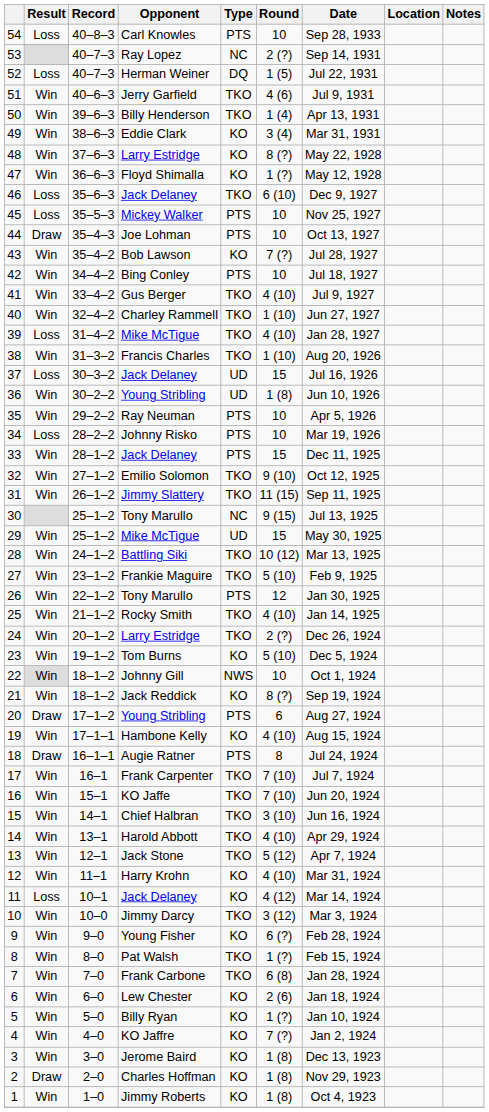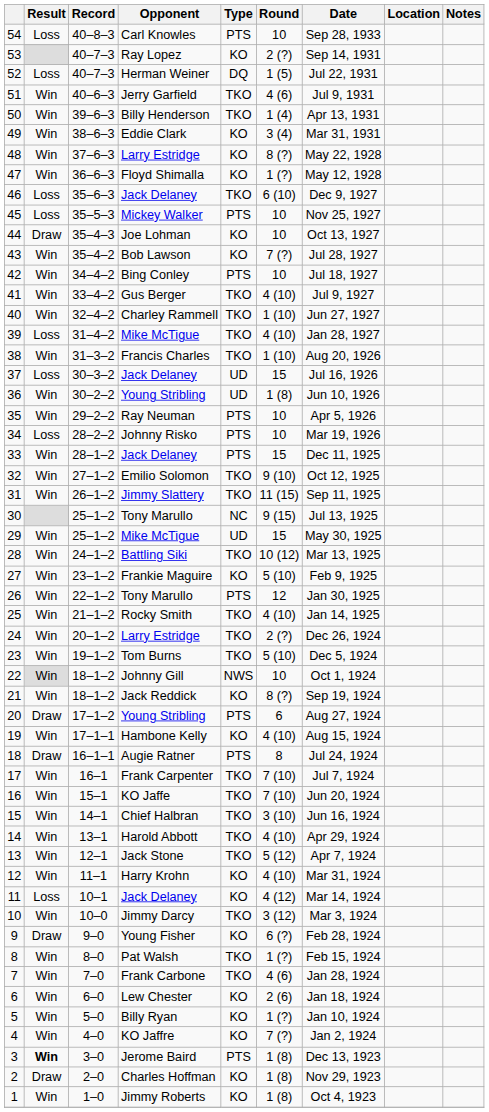(239, 54) NC -> (239, 54) KO
(239, 235) PTS -> (239, 235) KO
(239, 575) TKO -> (239, 575) KO
(239, 656) KO -> (239, 656) TKO
(47, 936) Win -> (47, 936) Draw
(279, 976) 6 (8) -> (279, 976) 4 (6)
(47, 1056) normal -> (47, 1056) bold
(239, 1056) KO -> (239, 1056) PTS
